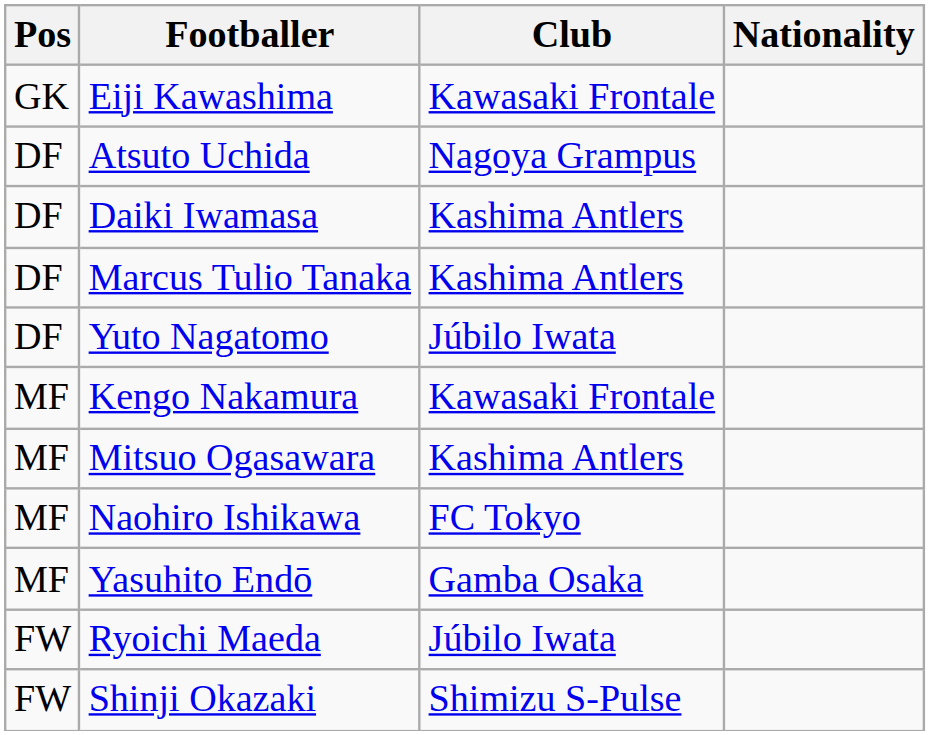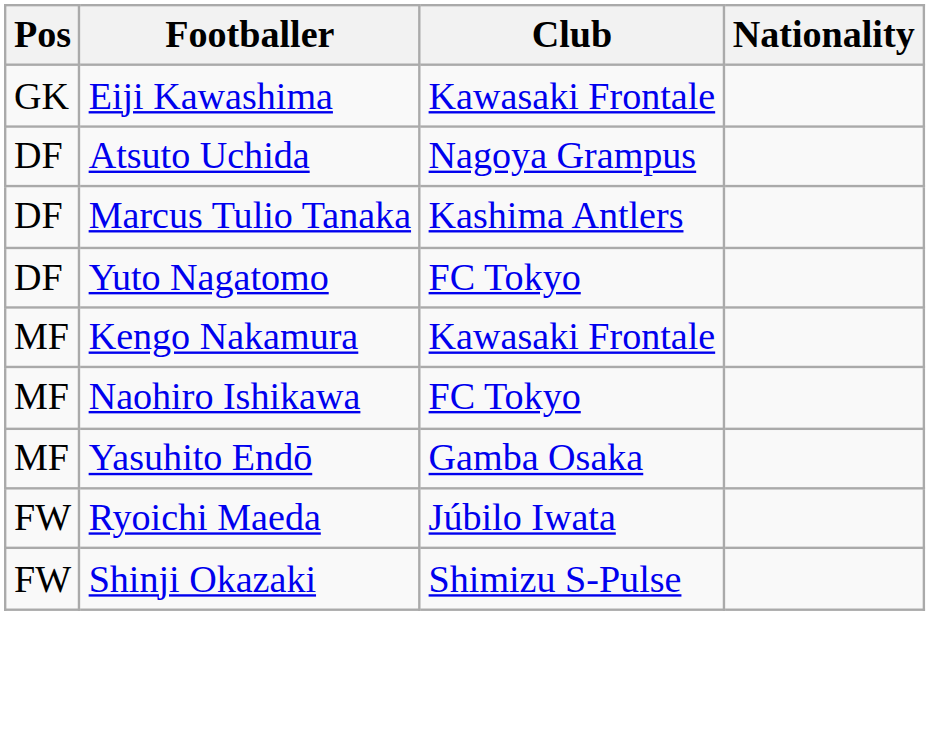- row: (203, 215)
(522, 336) Júbilo Iwata -> (505, 276) FC Tokyo
- row: (232, 457)
